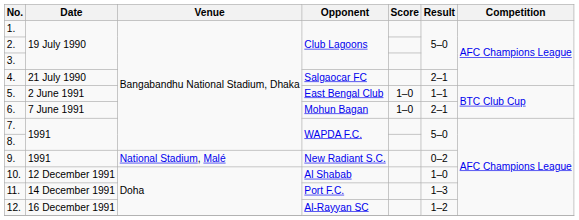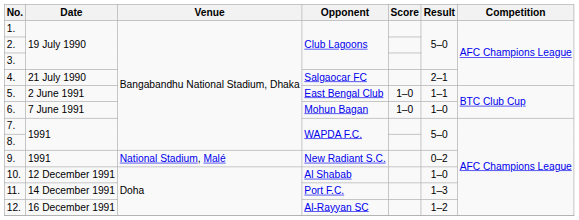(439, 110) 2–1 -> (439, 110) 1–0
